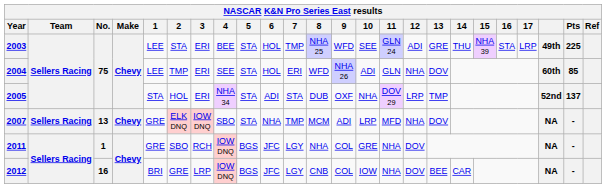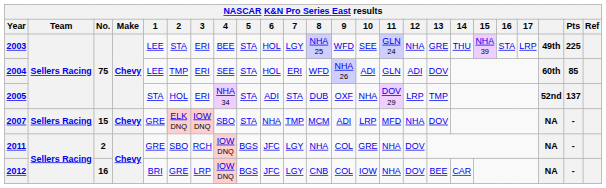(295, 46) TMP -> (295, 46) LGY
(415, 46) ADI -> (415, 46) NHA
(415, 71) NHA -> (415, 71) ADI
(103, 121) 13 -> (103, 121) 15
(103, 146) 1 -> (103, 146) 2
